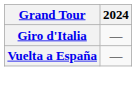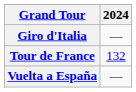+ row: (52, 55)
